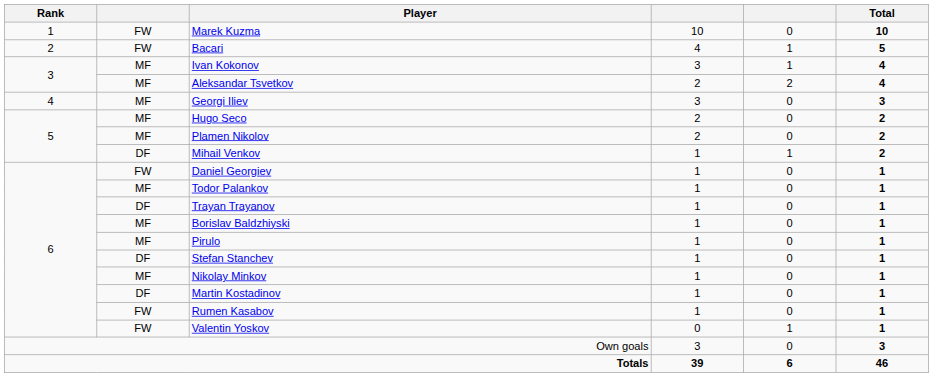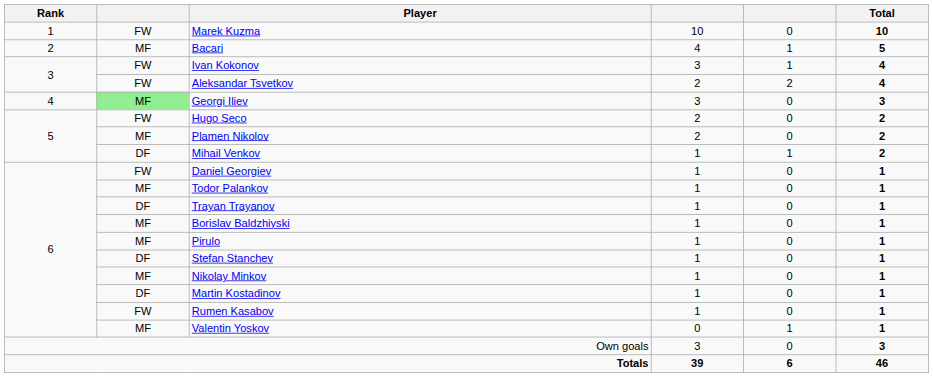(143, 49) FW -> (143, 49) MF
(143, 66) MF -> (143, 66) FW
(143, 84) MF -> (143, 84) FW
(143, 101) no background -> (143, 101) lightgreen background
(143, 119) MF -> (143, 119) FW
(143, 329) FW -> (143, 329) MF
